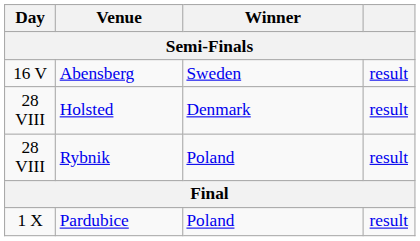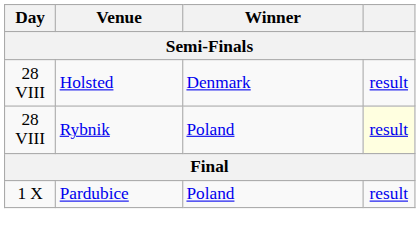- row: (97, 73)
(389, 156) no background -> (389, 129) lightyellow background
